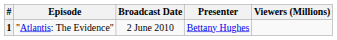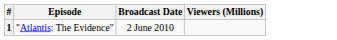- column: (218, 12)
